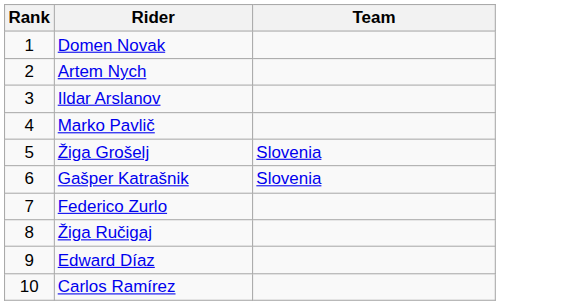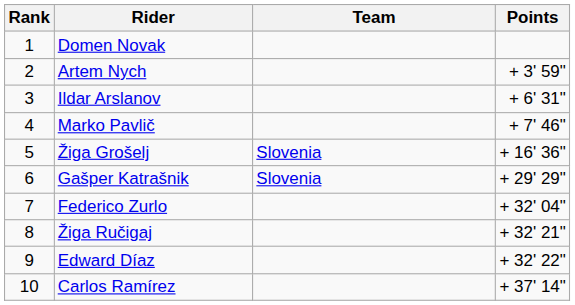+ column: (533, 17)
